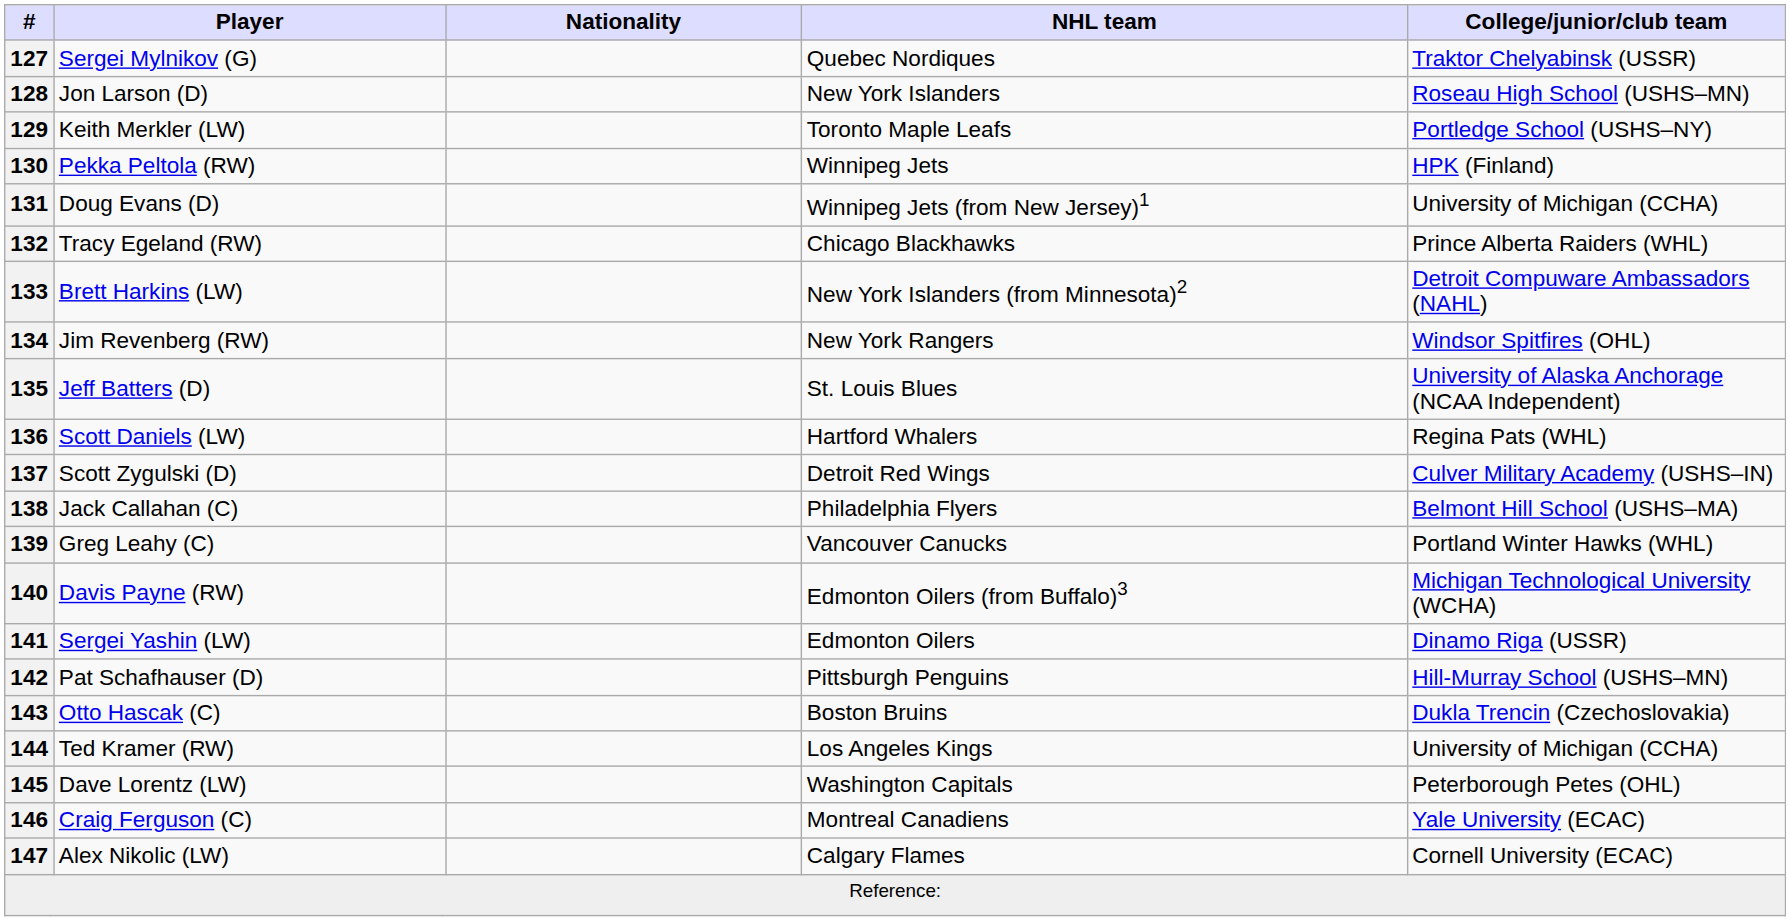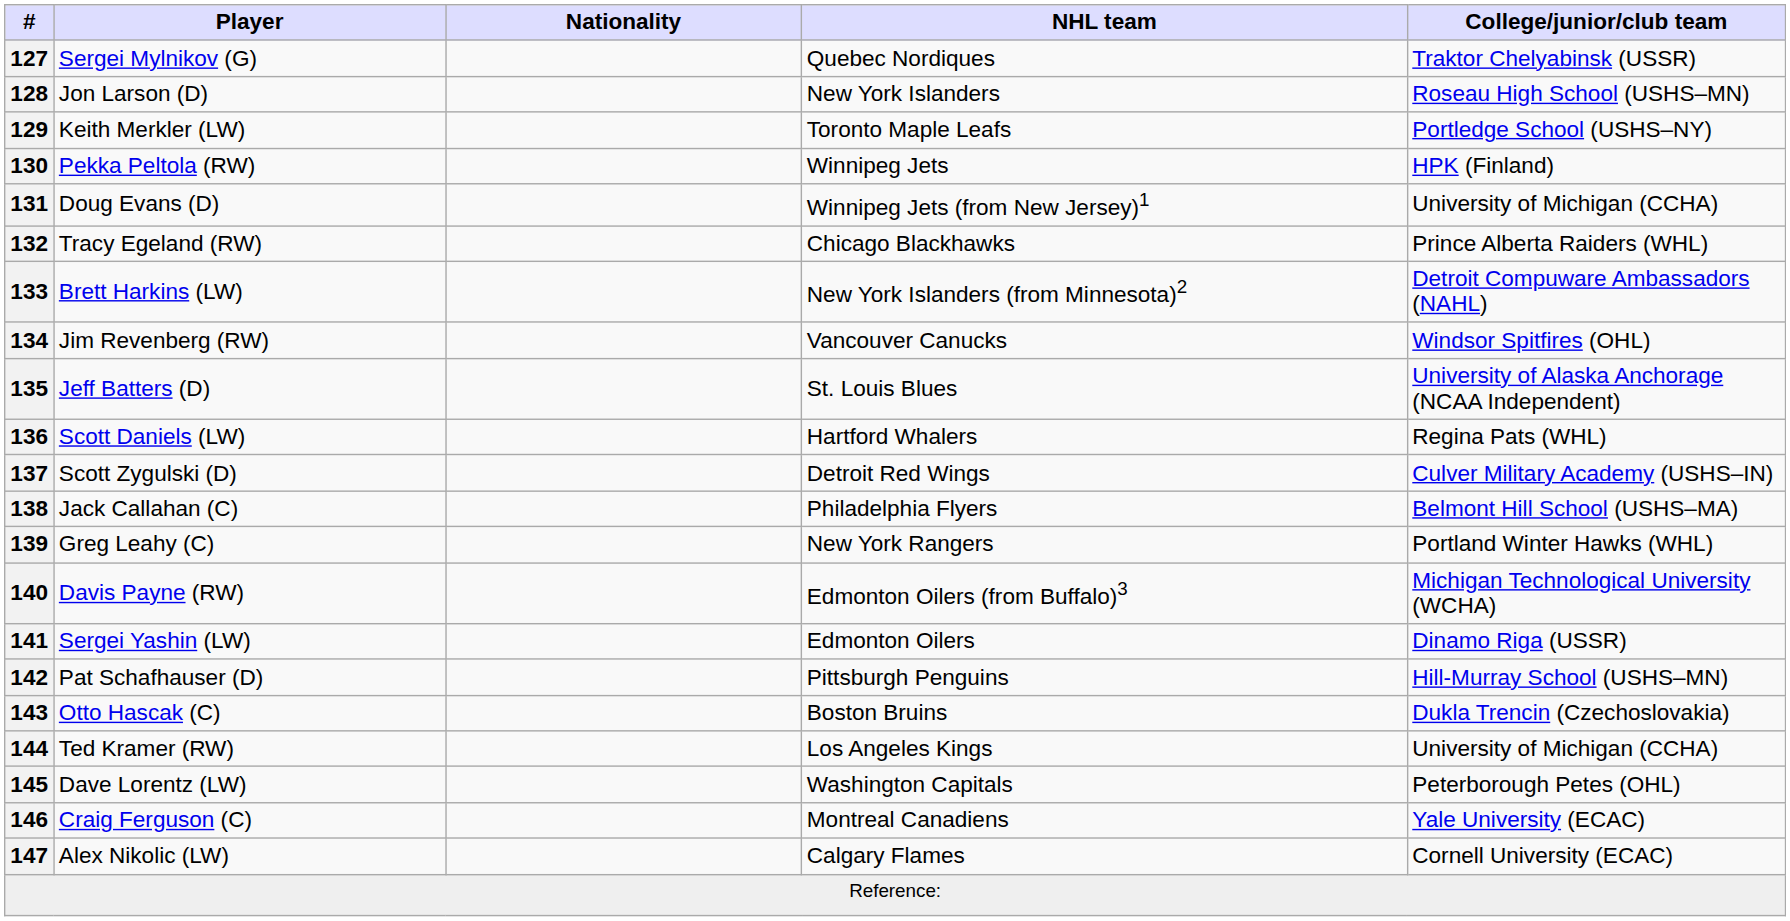(900, 340) New York Rangers -> (907, 340) Vancouver Canucks
(907, 544) Vancouver Canucks -> (900, 544) New York Rangers
